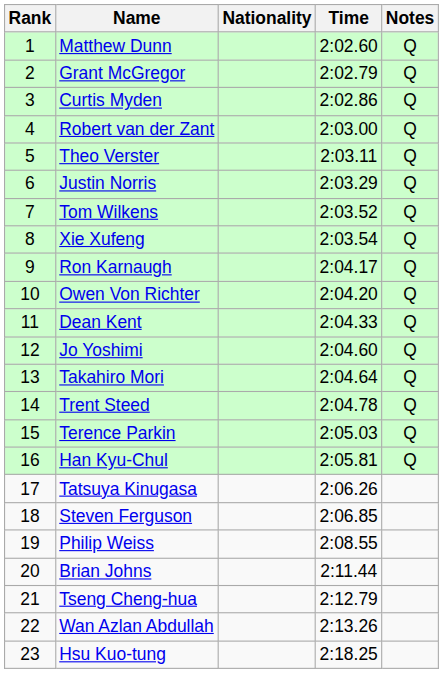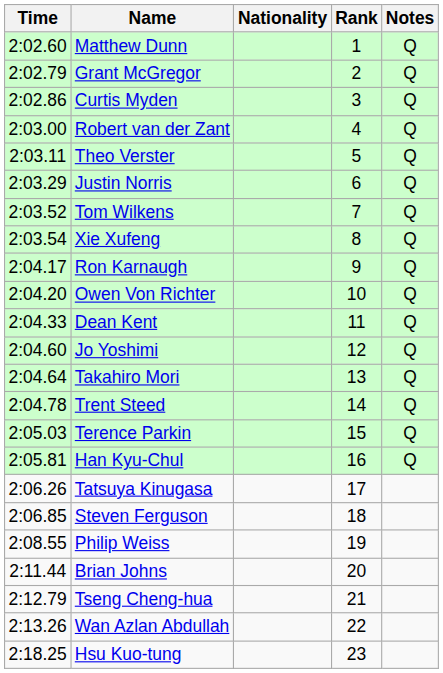columns swapped: (30, 18) <-> (349, 18)
